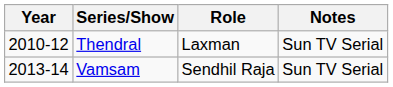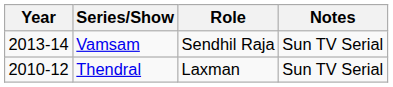rows swapped: (109, 44) <-> (108, 70)
